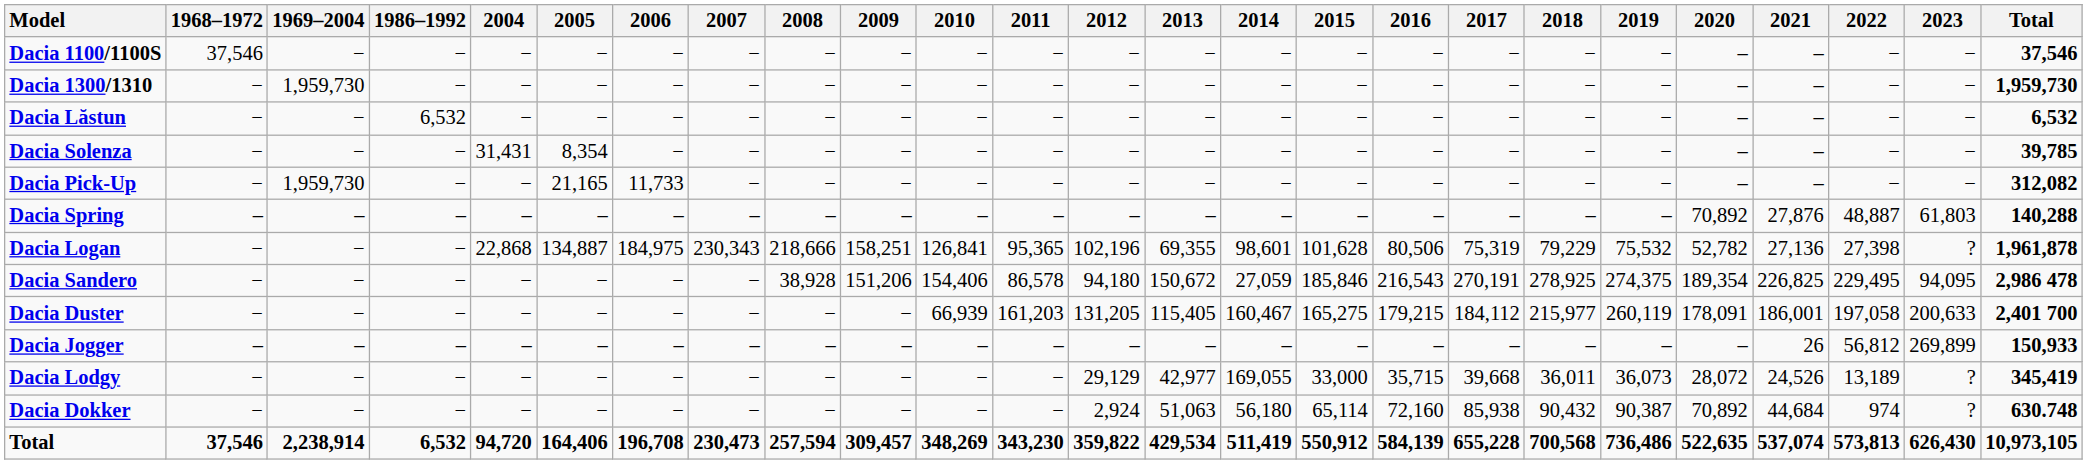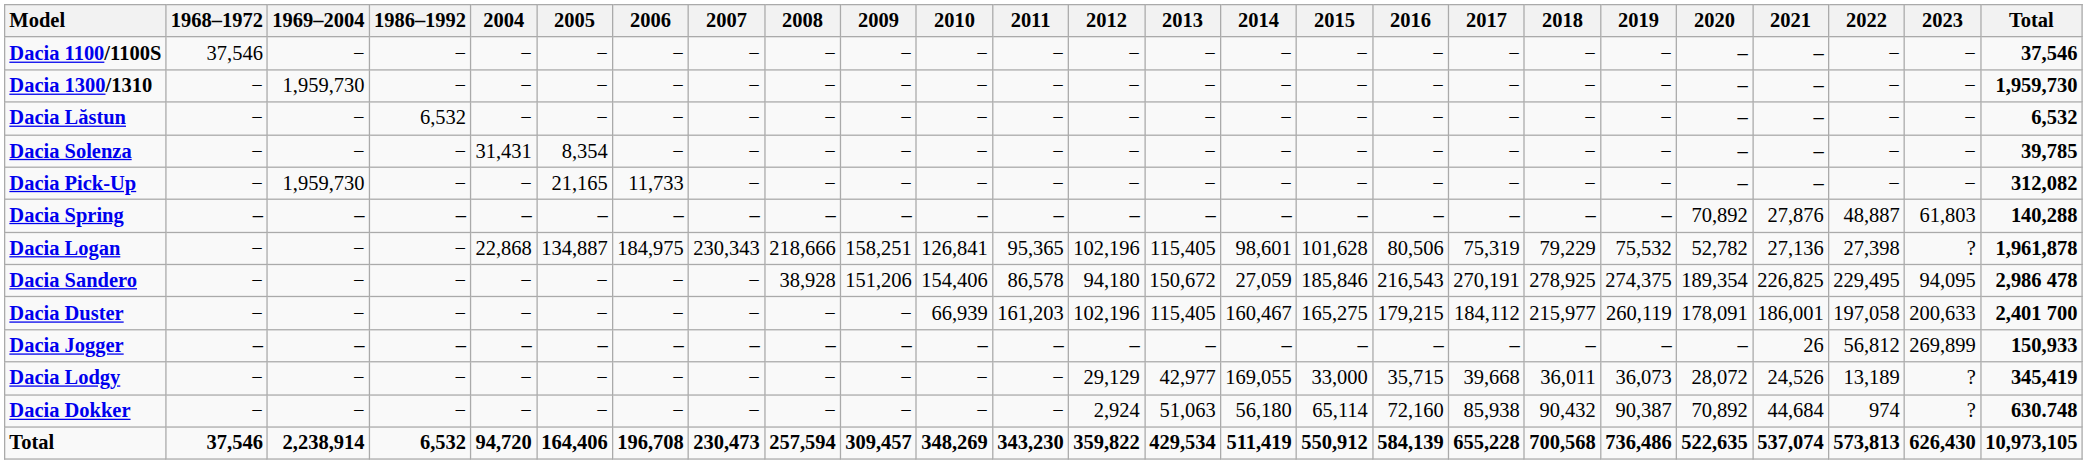(1188, 248) 69,355 -> (1183, 248) 115,405
(1107, 313) 131,205 -> (1107, 313) 102,196
